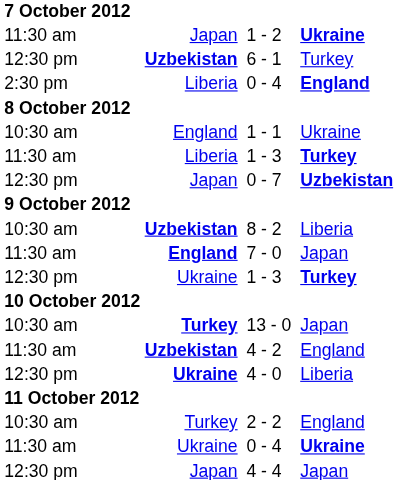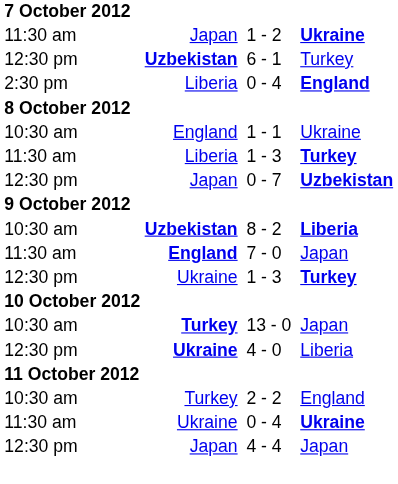(327, 228) normal -> (329, 228) bold
- row: (40, 349)
